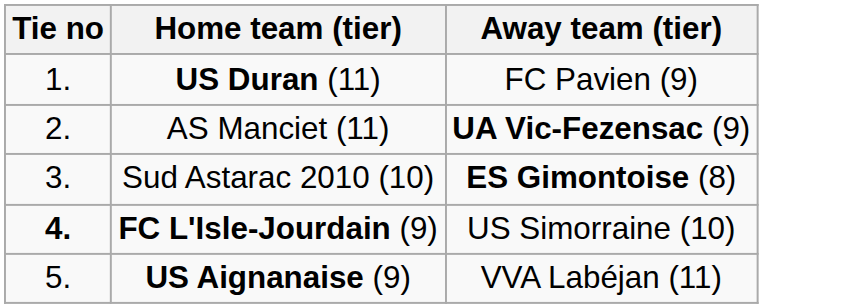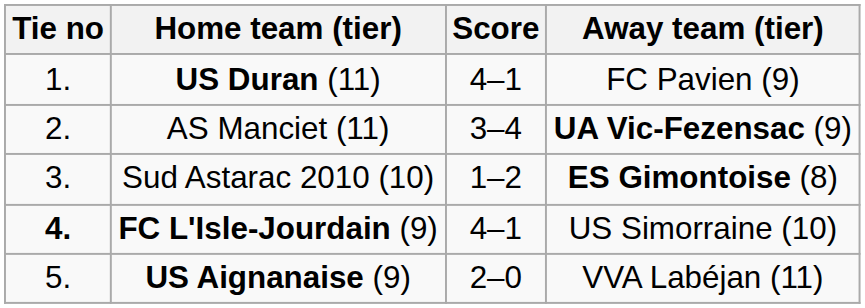+ column: (496, 29)
